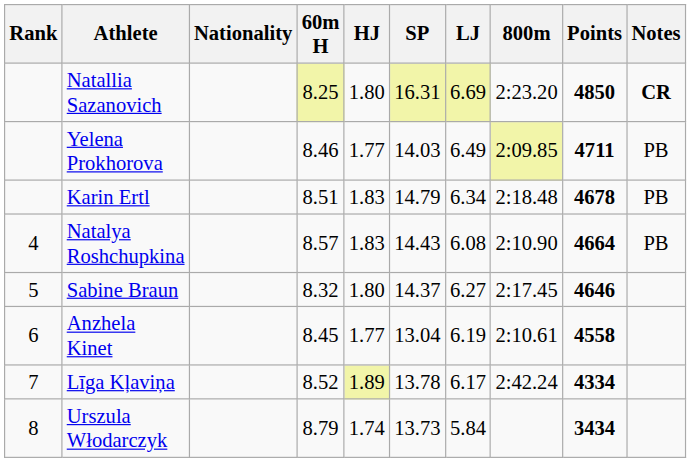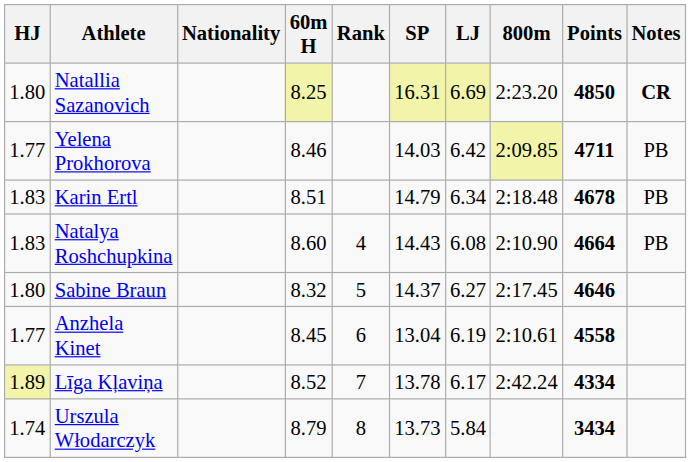columns swapped: (33, 33) <-> (367, 33)
(468, 150) 6.49 -> (468, 150) 6.42
(321, 242) 8.57 -> (309, 242) 8.60
